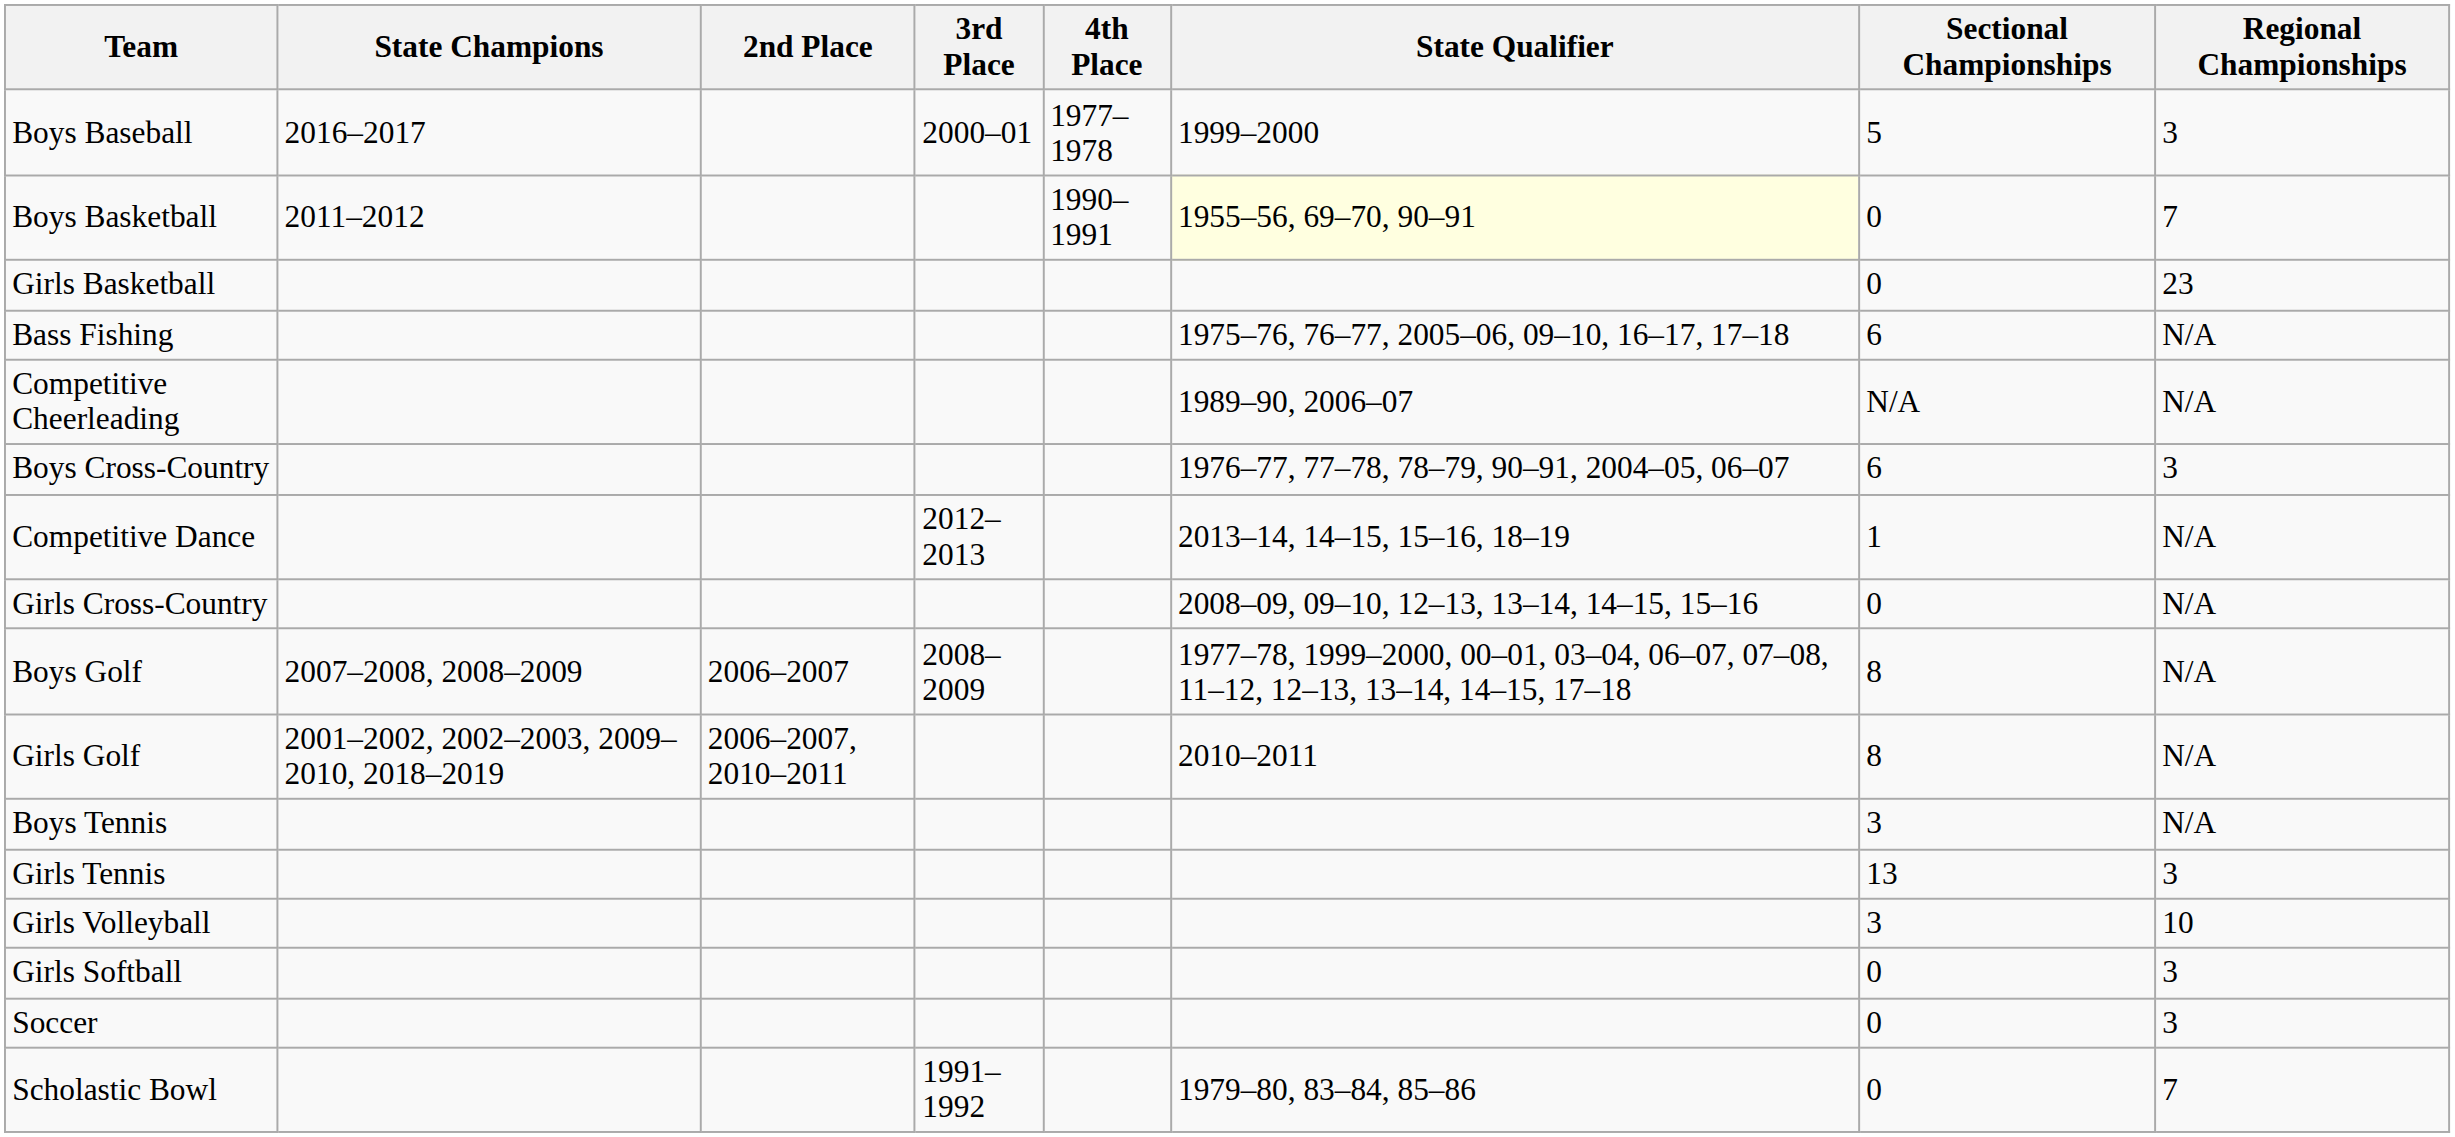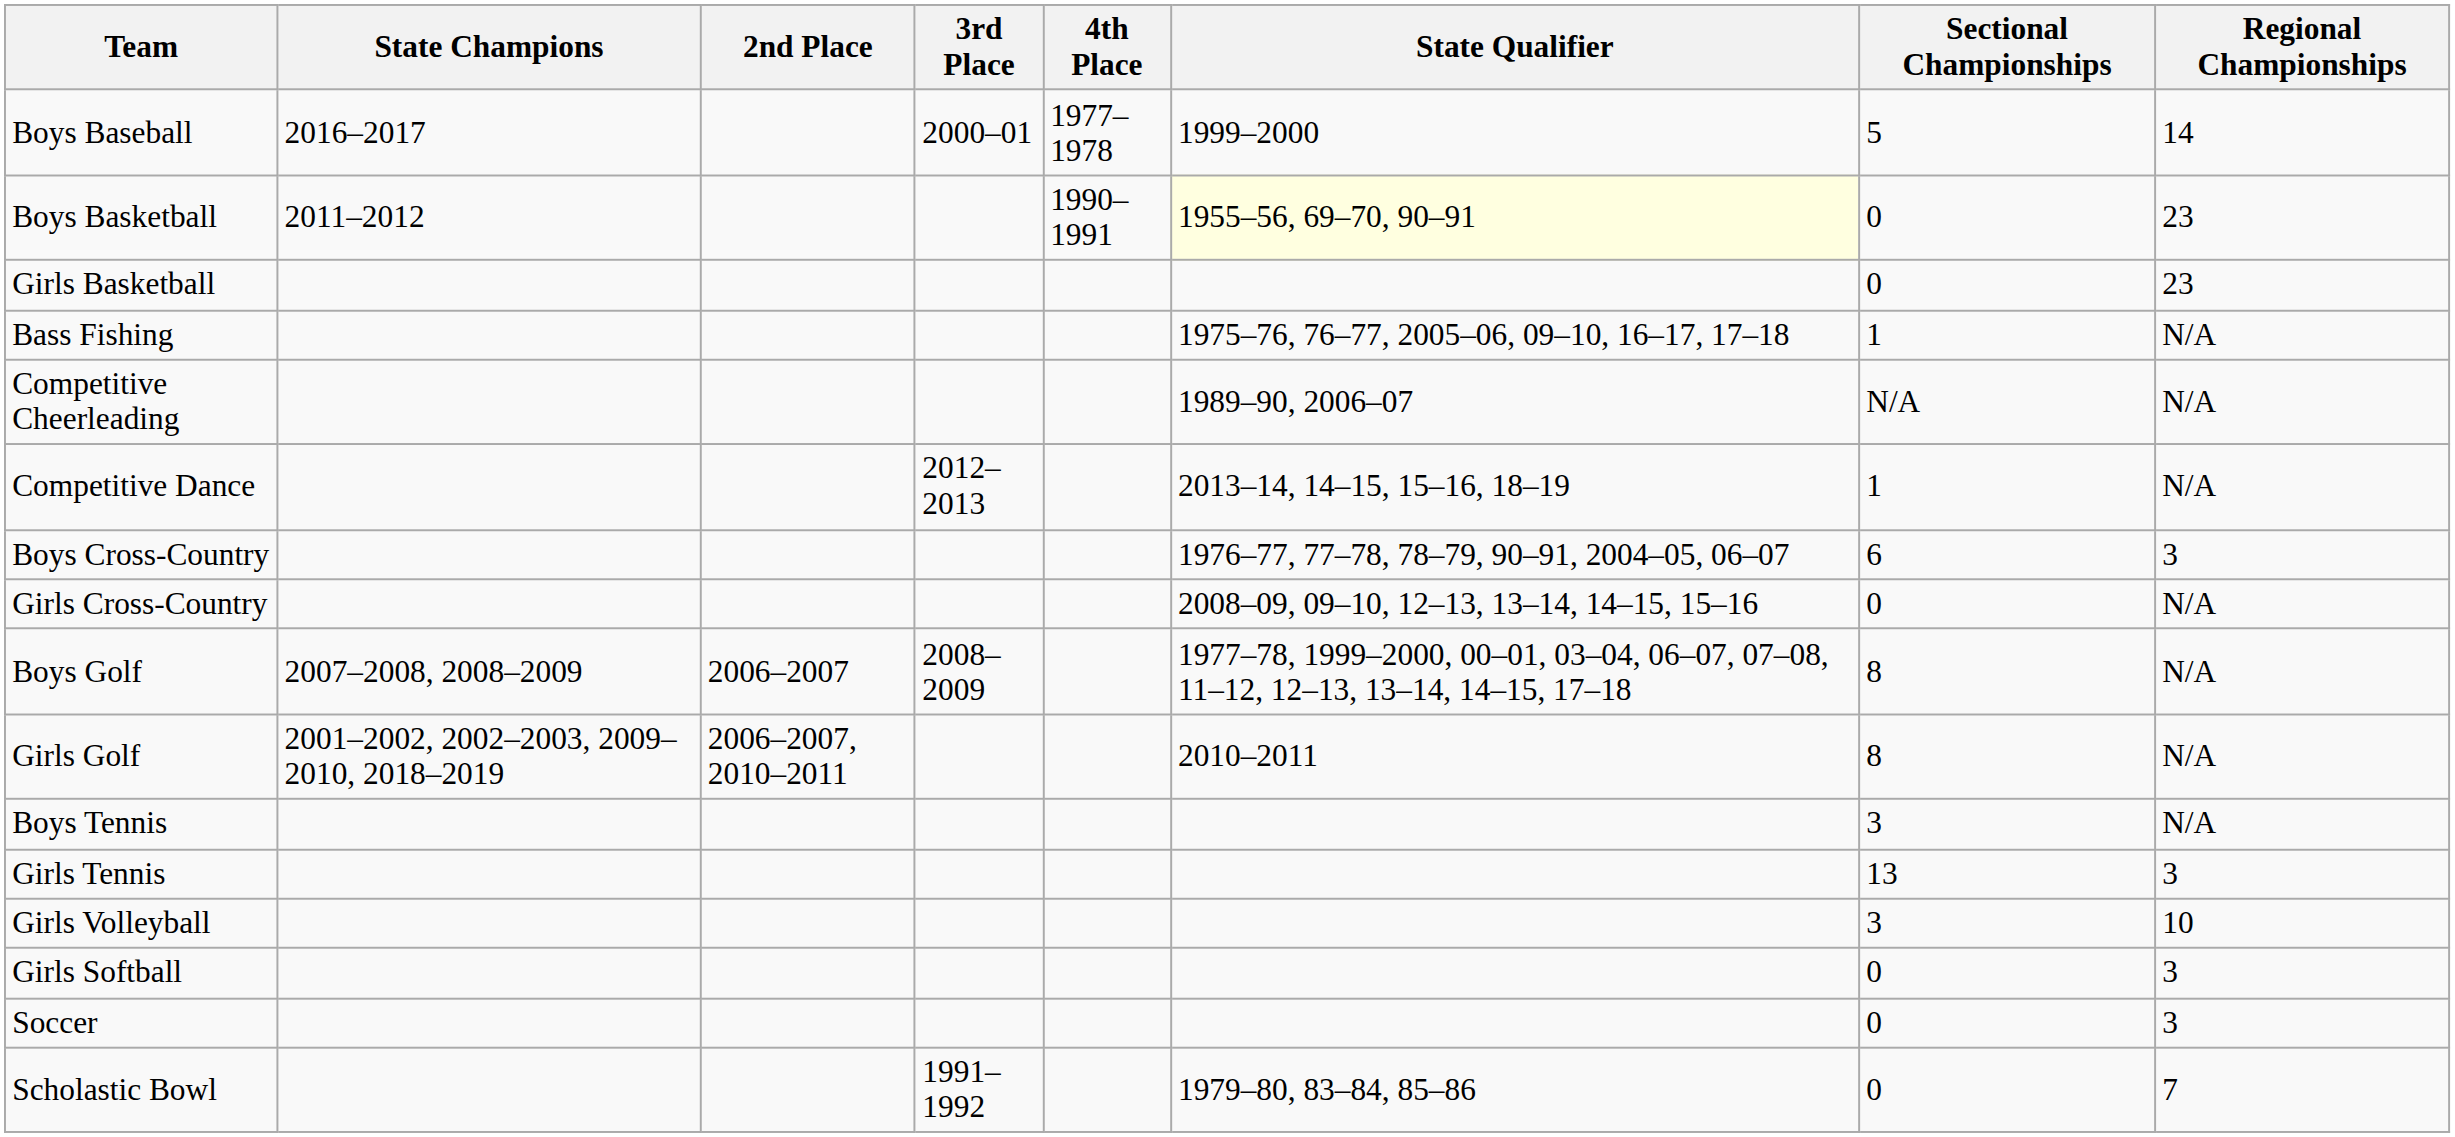(2170, 132) 3 -> (2178, 132) 14
(2170, 217) 7 -> (2178, 217) 23
(1874, 334) 6 -> (1874, 334) 1
rows swapped: (134, 536) <-> (141, 468)
